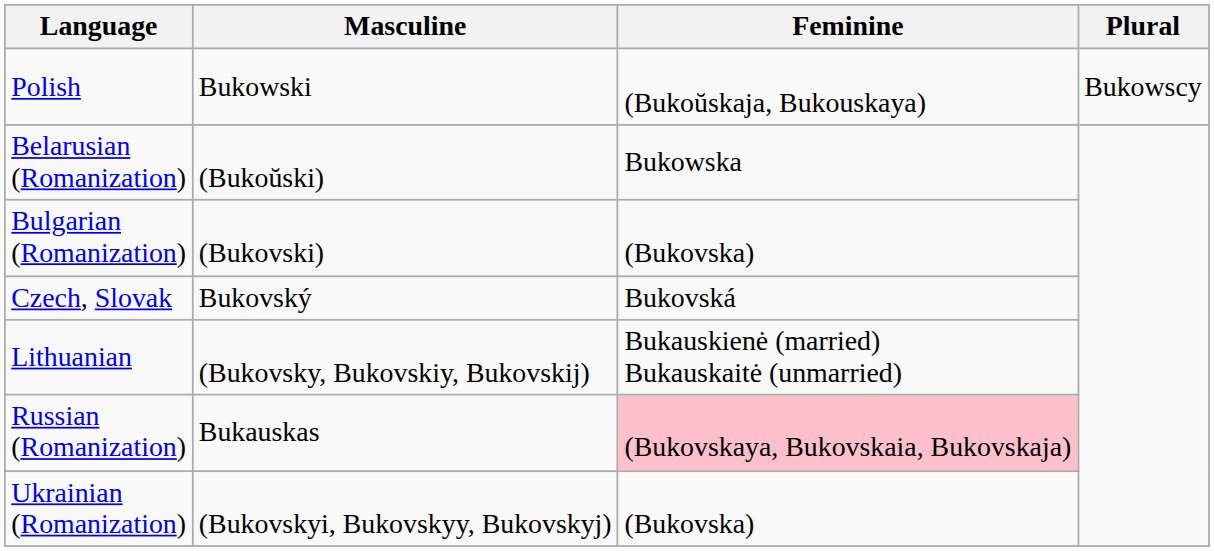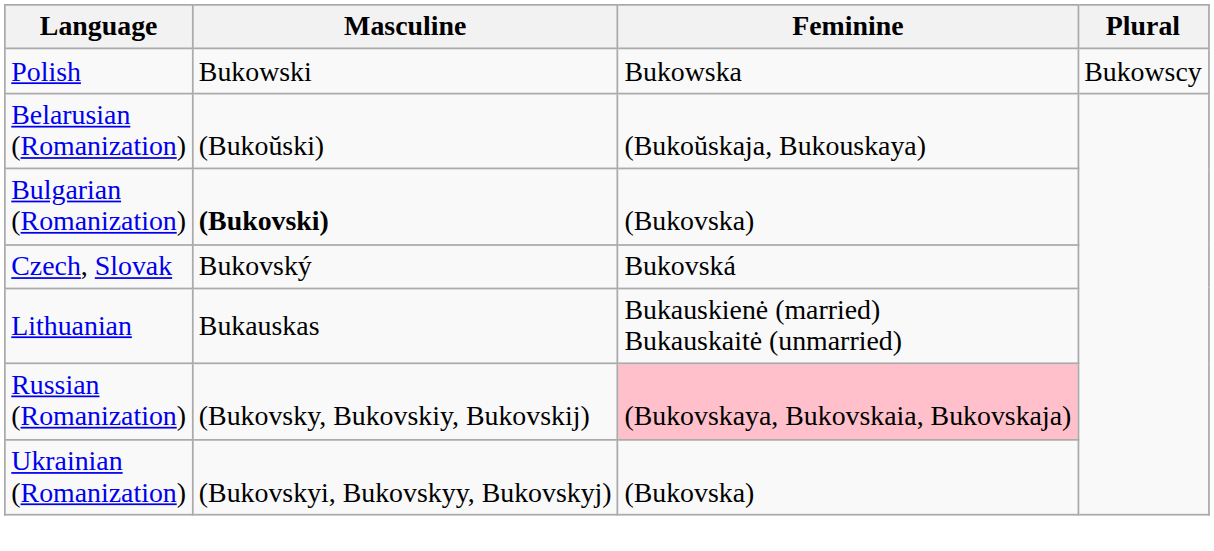(775, 102) (Bukoŭskaja, Bukouskaya) -> (683, 70) Bukowska
(683, 161) Bukowska -> (775, 146) (Bukoŭskaja, Bukouskaya)
(261, 252) normal -> (264, 221) bold
(394, 372) (Bukovsky, Bukovskiy, Bukovskij) -> (259, 325) Bukauskas
(259, 432) Bukauskas -> (394, 416) (Bukovsky, Bukovskiy, Bukovskij)
